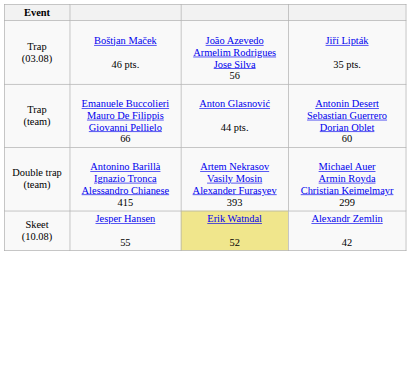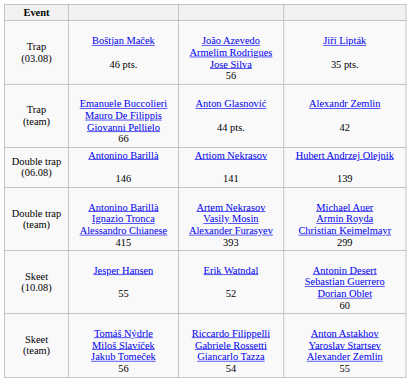(347, 121) Antonin Desert Sebastian Guerrero Dorian Oblet 60 -> (345, 115) Alexandr Zemlin 42
+ row: (36, 167)
(235, 230) khaki background -> (231, 282) no background
(347, 230) Alexandr Zemlin 42 -> (345, 288) Antonin Desert Sebastian Guerrero Dorian Oblet 60
+ row: (36, 345)
